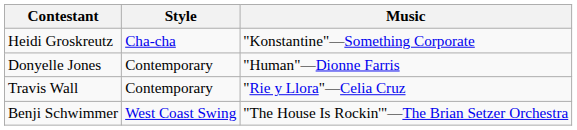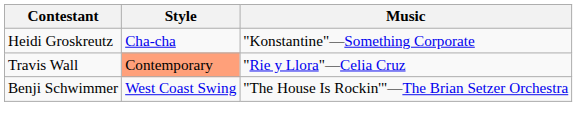- row: (55, 64)
(169, 88) no background -> (169, 64) lightsalmon background
